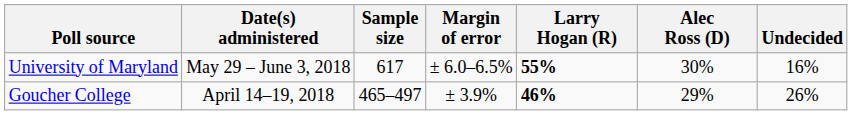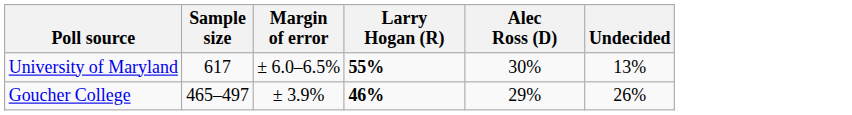- column: (268, 28)
(802, 67) 16% -> (630, 67) 13%
